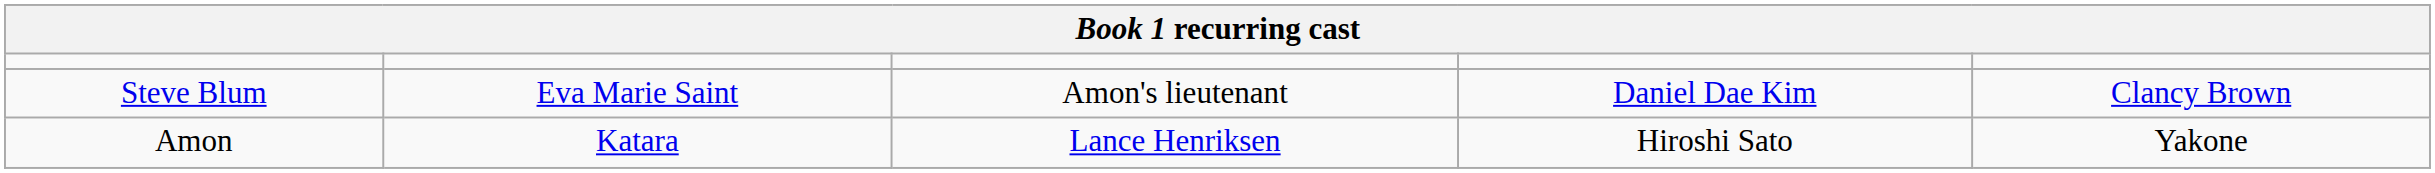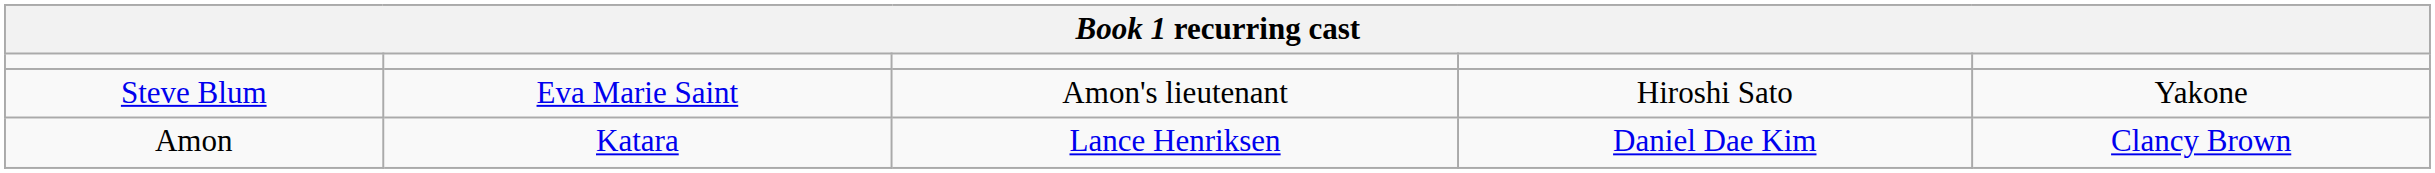(1715, 92) Daniel Dae Kim -> (1715, 92) Hiroshi Sato
(2201, 92) Clancy Brown -> (2201, 92) Yakone
(1715, 141) Hiroshi Sato -> (1715, 141) Daniel Dae Kim
(2201, 141) Yakone -> (2201, 141) Clancy Brown
